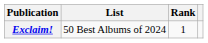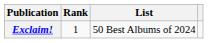columns swapped: (115, 12) <-> (183, 12)
